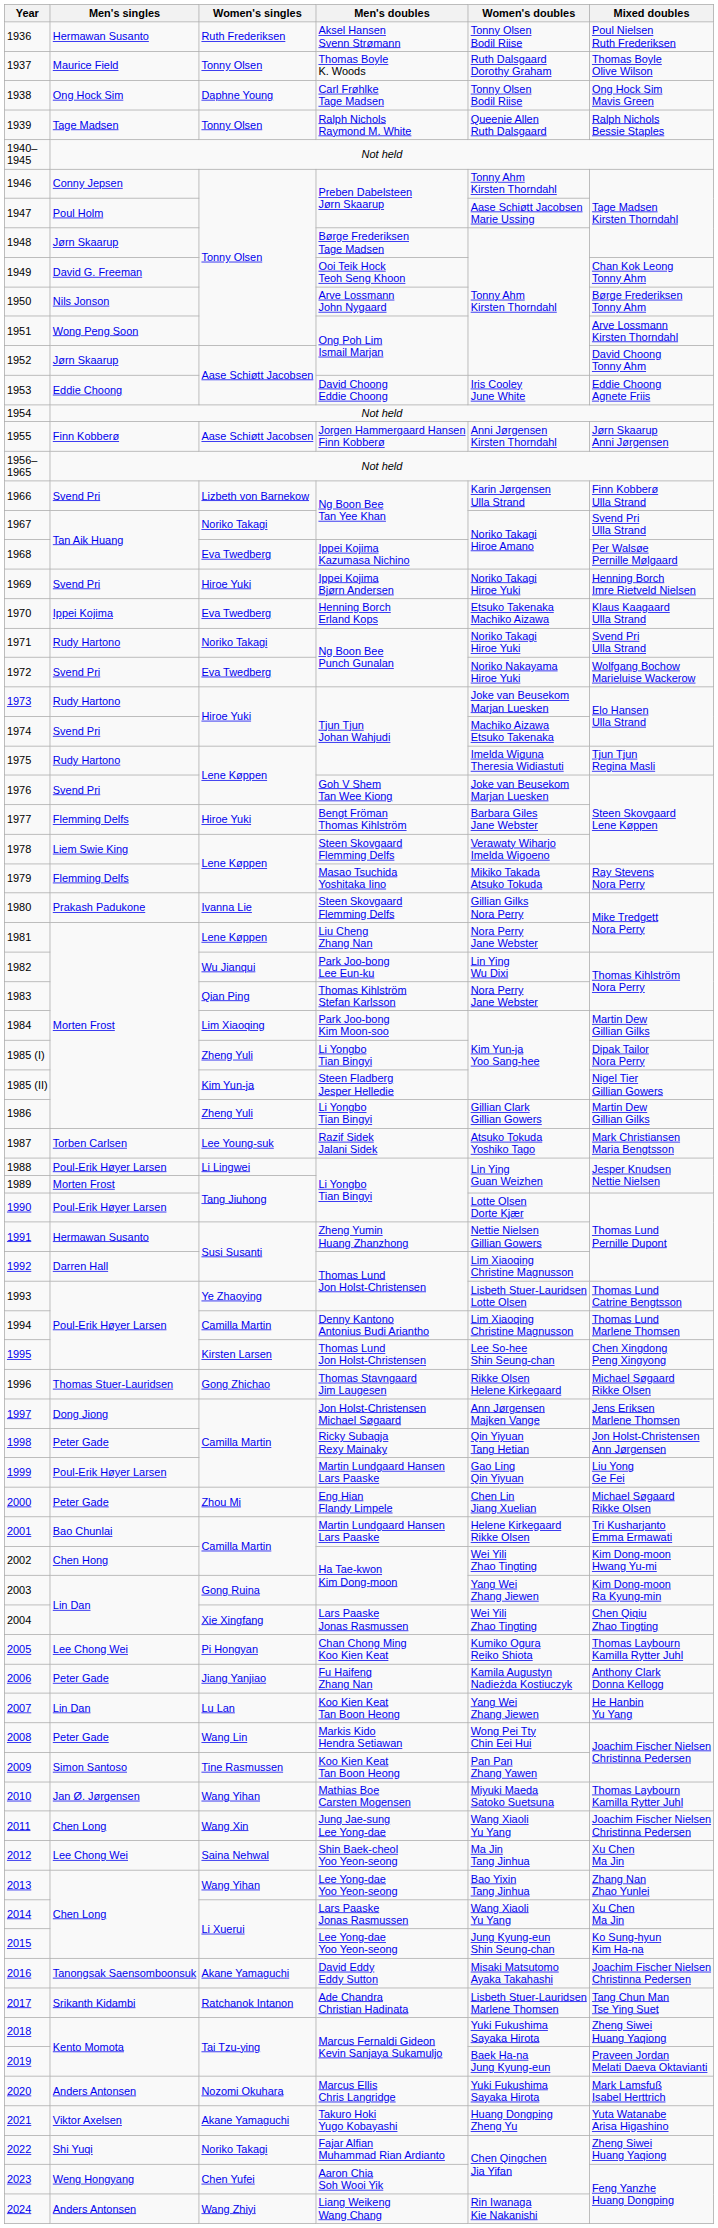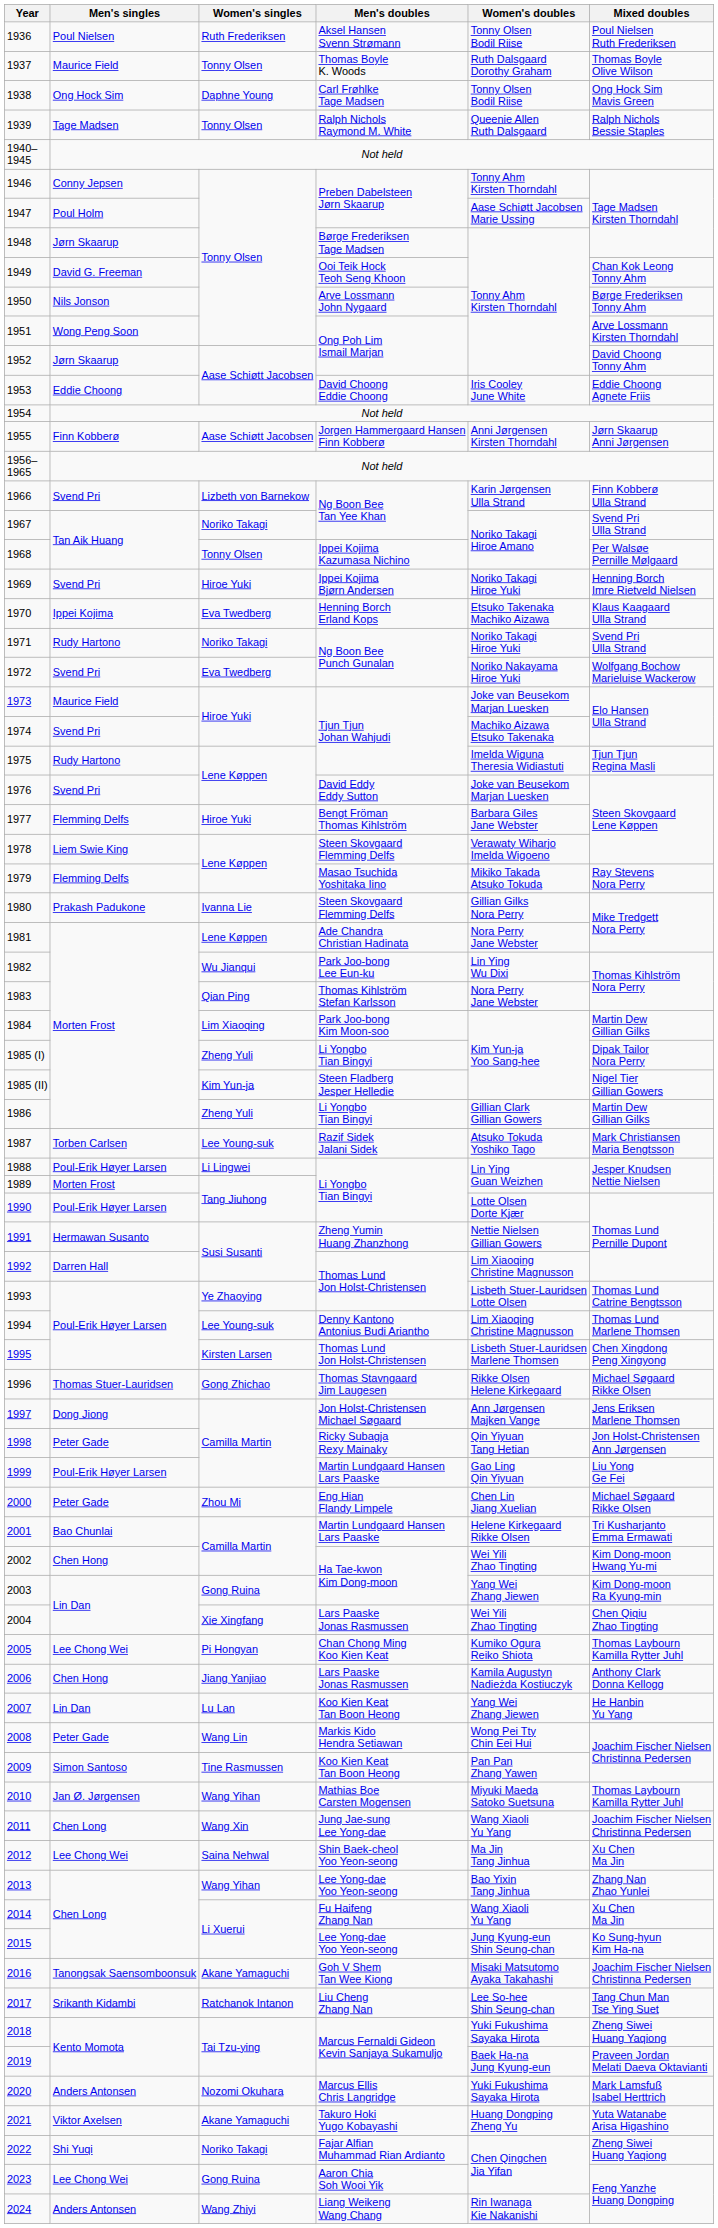(101, 37) Hermawan Susanto -> (84, 37) Poul Nielsen
(236, 555) Eva Twedberg -> (232, 555) Tonny Olsen
(87, 702) Rudy Hartono -> (86, 702) Maurice Field
(355, 790) Goh V Shem Tan Wee Kiong -> (348, 790) David Eddy Eddy Sutton
(345, 938) Liu Cheng Zhang Nan -> (363, 938) Ade Chandra Christian Hadinata
(236, 1326) Camilla Martin -> (238, 1326) Lee Young-suk
(513, 1355) Lee So-hee Shin Seung-chan -> (529, 1355) Lisbeth Stuer-Lauridsen Marlene Thomsen
(81, 1679) Peter Gade -> (80, 1679) Chen Hong
(345, 1679) Fu Haifeng Zhang Nan -> (363, 1679) Lars Paaske Jonas Rasmussen
(363, 1915) Lars Paaske Jonas Rasmussen -> (345, 1915) Fu Haifeng Zhang Nan
(348, 1973) David Eddy Eddy Sutton -> (355, 1973) Goh V Shem Tan Wee Kiong
(363, 2003) Ade Chandra Christian Hadinata -> (345, 2003) Liu Cheng Zhang Nan
(529, 2003) Lisbeth Stuer-Lauridsen Marlene Thomsen -> (513, 2003) Lee So-hee Shin Seung-chan
(93, 2180) Weng Hongyang -> (90, 2180) Lee Chong Wei
(228, 2180) Chen Yufei -> (231, 2180) Gong Ruina
